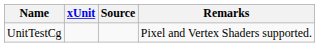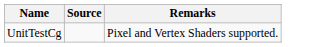- column: (81, 13)
